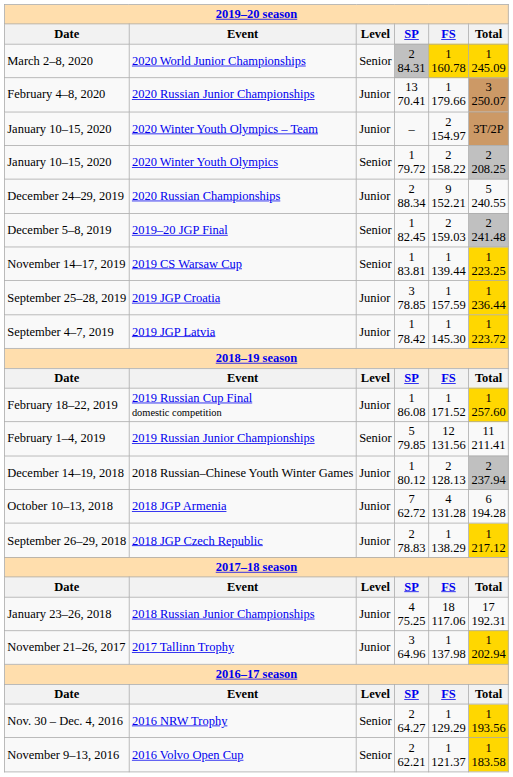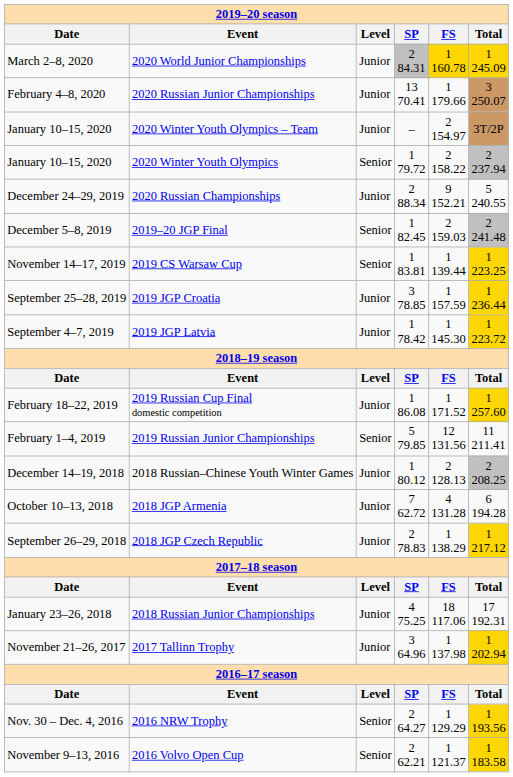(375, 61) Senior -> (375, 61) Junior
(489, 162) 2 208.25 -> (489, 162) 2 237.94
(489, 472) 2 237.94 -> (489, 472) 2 208.25
